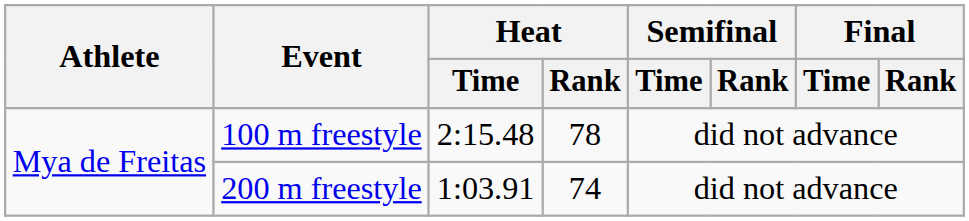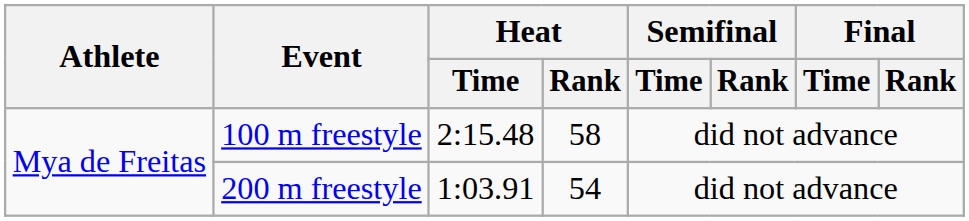(585, 135) 78 -> (585, 135) 58
(585, 188) 74 -> (585, 188) 54
